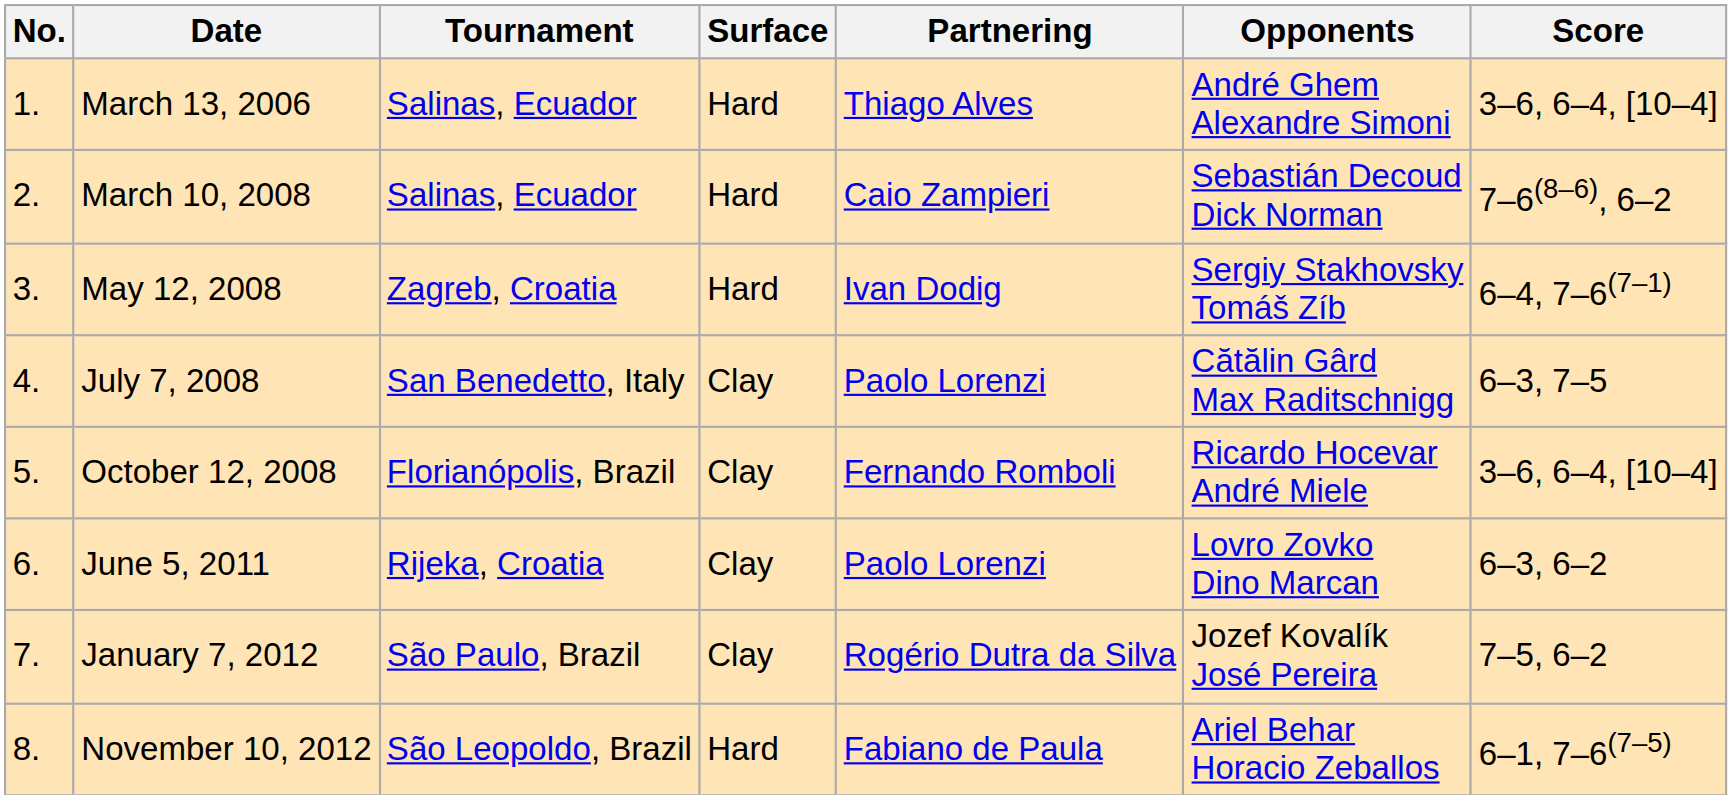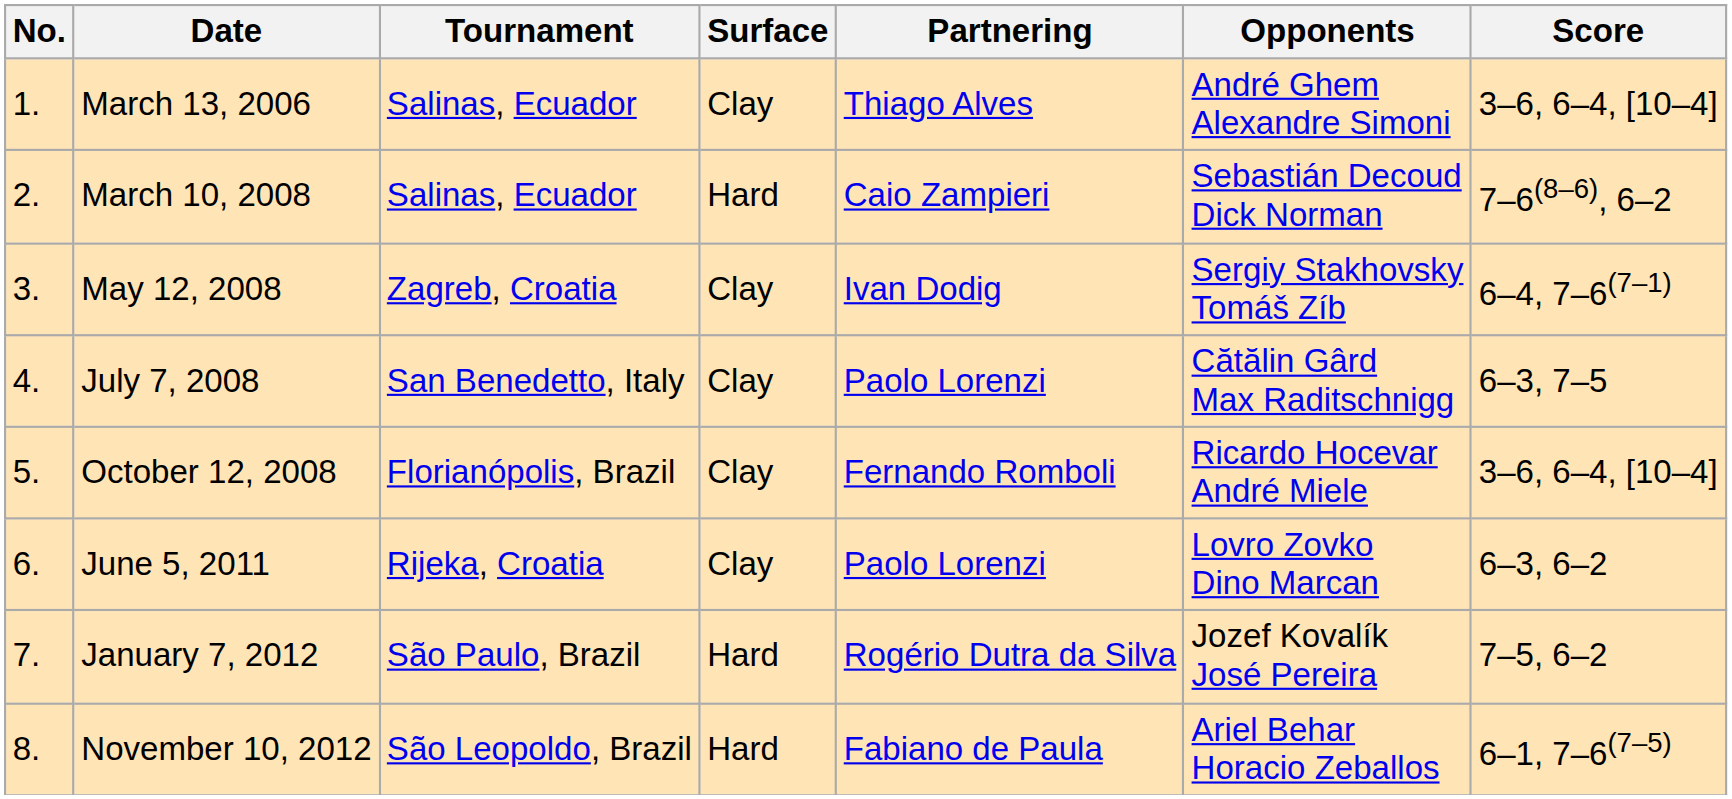(743, 103) Hard -> (740, 103) Clay
(743, 287) Hard -> (740, 287) Clay
(740, 655) Clay -> (743, 655) Hard
